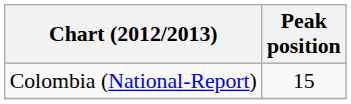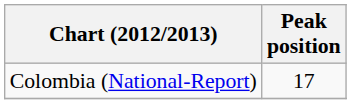(304, 80) 15 -> (304, 80) 17
